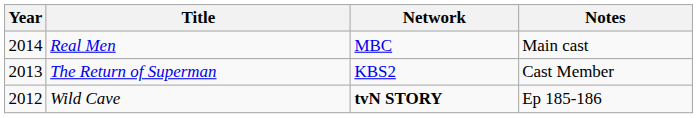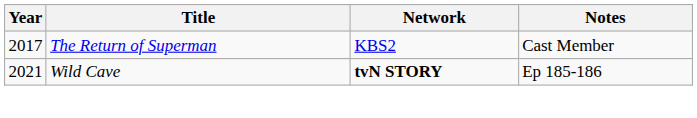- row: (83, 44)
(25, 71) 2013 -> (25, 44) 2017
(25, 98) 2012 -> (25, 71) 2021
